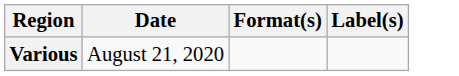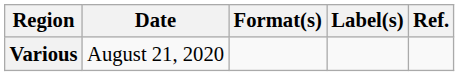+ column: (431, 20)
